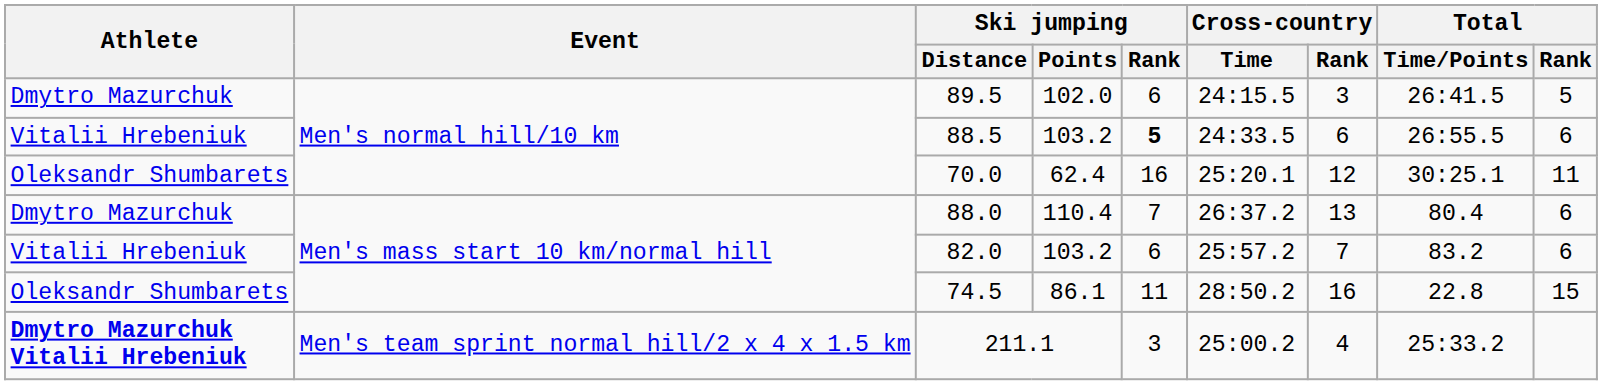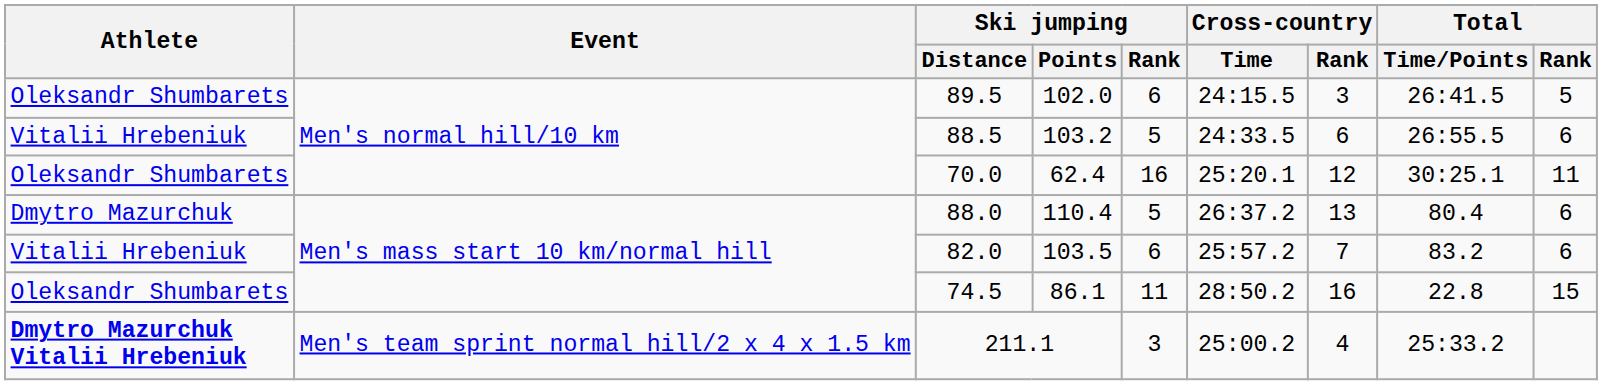(122, 98) Dmytro Mazurchuk -> (149, 98) Oleksandr Shumbarets
(1154, 137) bold -> (1154, 137) normal
(1154, 214) 7 -> (1154, 214) 5
(1078, 253) 103.2 -> (1078, 253) 103.5
